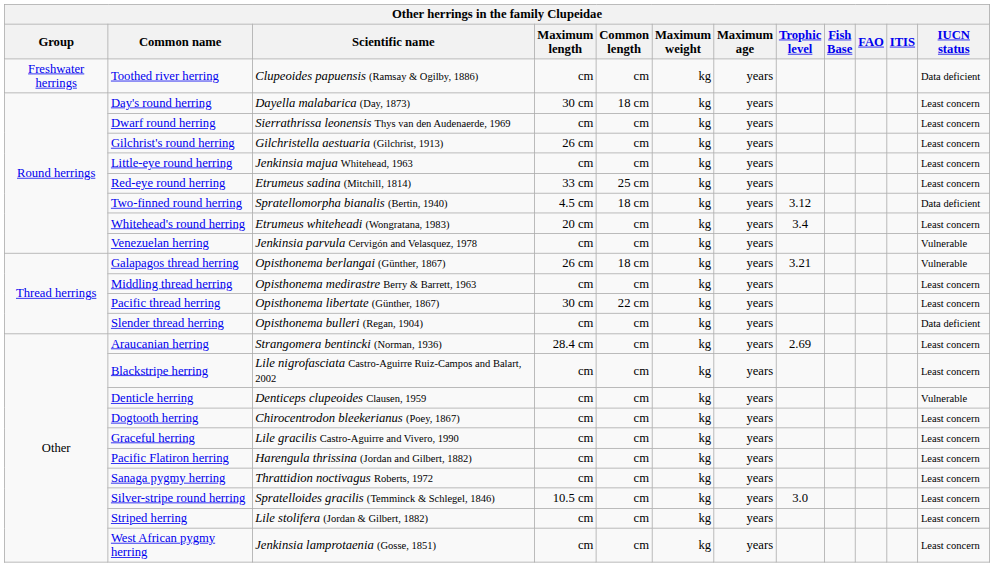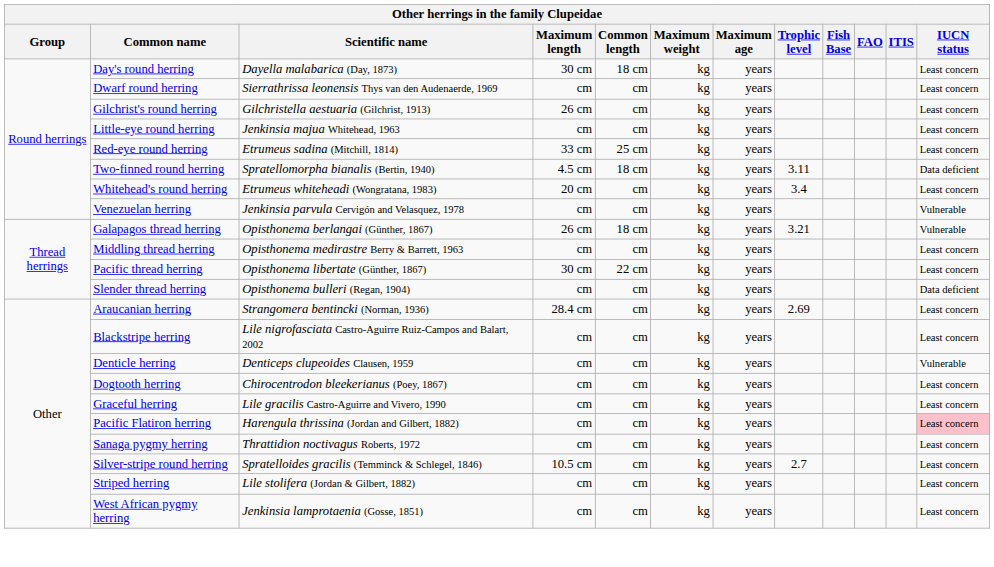- row: (165, 75)
(800, 203) 3.12 -> (799, 169) 3.11
(950, 458) no background -> (949, 424) pink background
(800, 498) 3.0 -> (799, 463) 2.7
